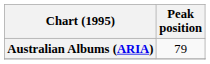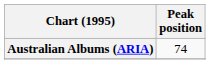(181, 48) 79 -> (181, 48) 74
